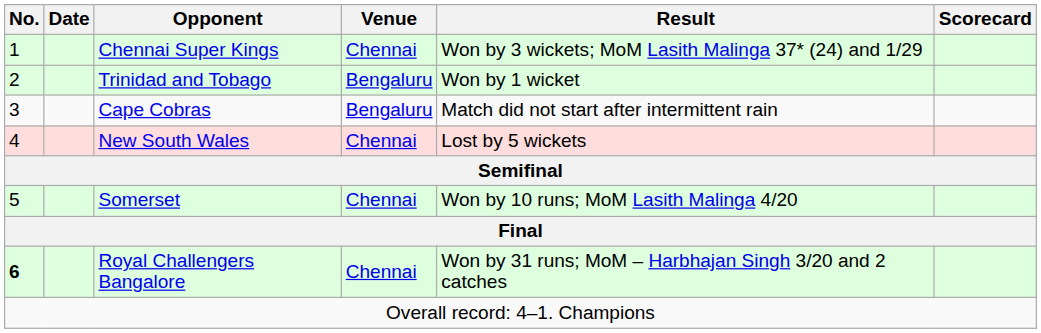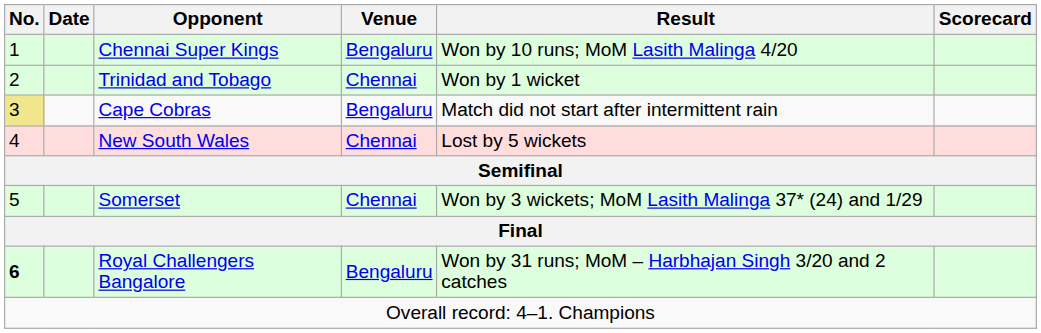(381, 49) Chennai -> (389, 49) Bengaluru
(682, 49) Won by 3 wickets; MoM Lasith Malinga 37* (24) and 1/29 -> (619, 49) Won by 10 runs; MoM Lasith Malinga 4/20
(389, 79) Bengaluru -> (381, 79) Chennai
(14, 110) no background -> (14, 110) khaki background
(619, 200) Won by 10 runs; MoM Lasith Malinga 4/20 -> (682, 200) Won by 3 wickets; MoM Lasith Malinga 37* (24) and 1/29
(381, 271) Chennai -> (389, 271) Bengaluru
